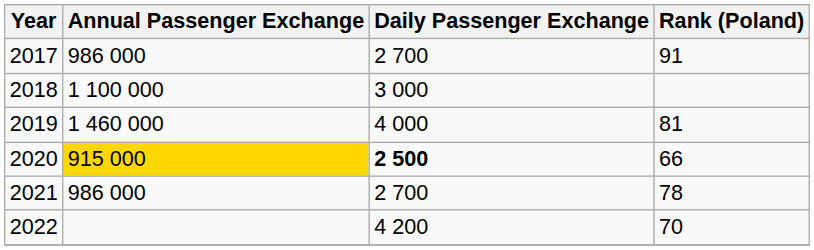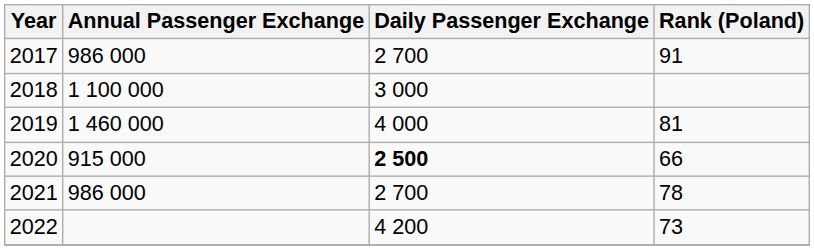(107, 158) gold background -> (107, 158) no background
(671, 227) 70 -> (671, 227) 73
